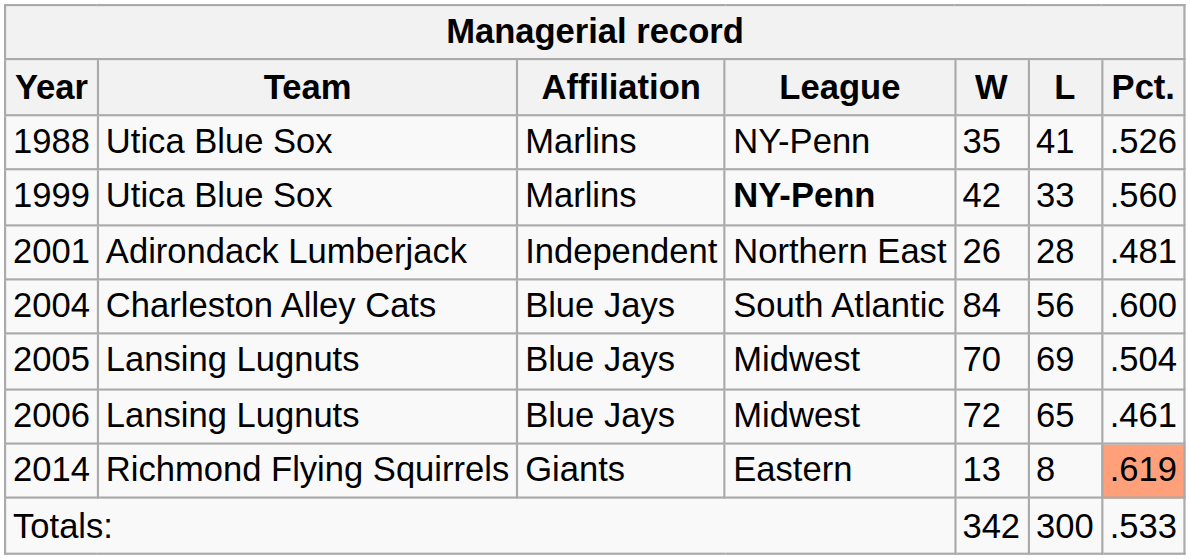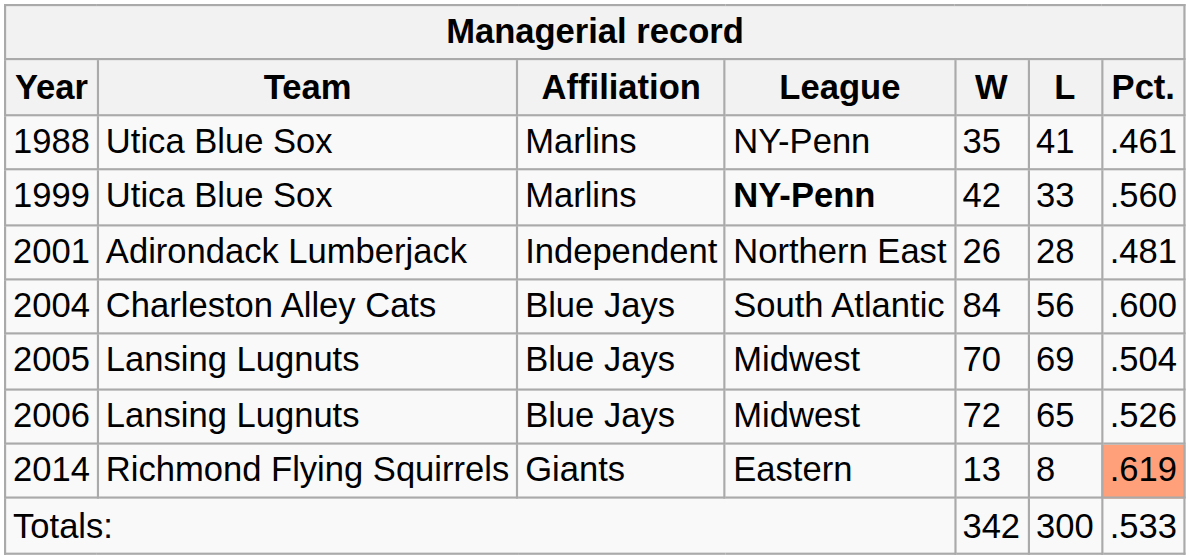(1143, 141) .526 -> (1143, 141) .461
(1143, 415) .461 -> (1143, 415) .526
